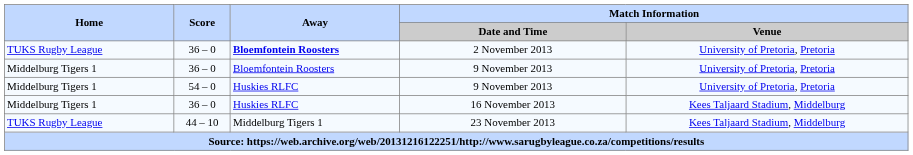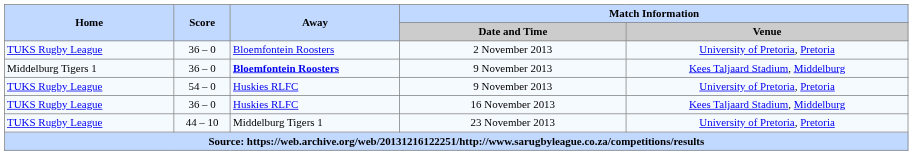(286, 50) bold -> (284, 50) normal
(284, 68) normal -> (286, 68) bold
(767, 68) University of Pretoria, Pretoria -> (767, 68) Kees Taljaard Stadium, Middelburg
(52, 86) Middelburg Tigers 1 -> (55, 86) TUKS Rugby League
(52, 104) Middelburg Tigers 1 -> (55, 104) TUKS Rugby League
(767, 123) Kees Taljaard Stadium, Middelburg -> (767, 123) University of Pretoria, Pretoria
